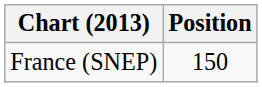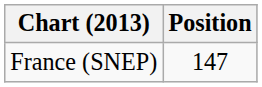(210, 61) 150 -> (210, 61) 147
